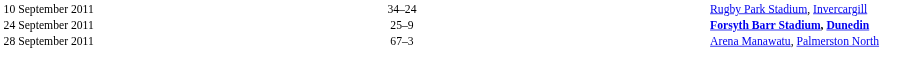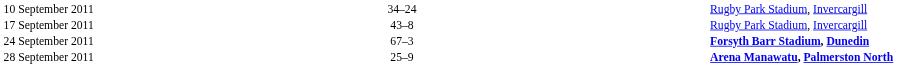+ row: (49, 25)
(402, 25) 25–9 -> (402, 41) 67–3
(402, 41) 67–3 -> (402, 57) 25–9
(795, 41) normal -> (802, 57) bold
